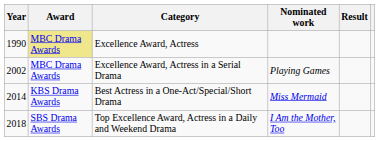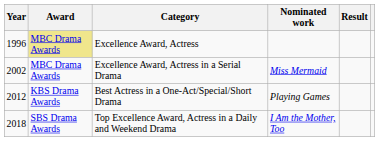(16, 44) 1990 -> (16, 44) 1996
(300, 70) Playing Games -> (298, 70) Miss Mermaid
(16, 97) 2014 -> (16, 97) 2012
(298, 97) Miss Mermaid -> (300, 97) Playing Games
